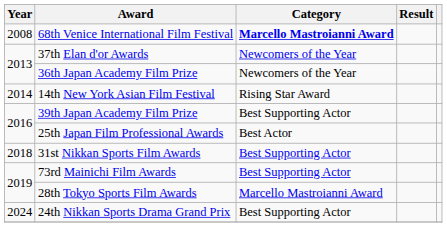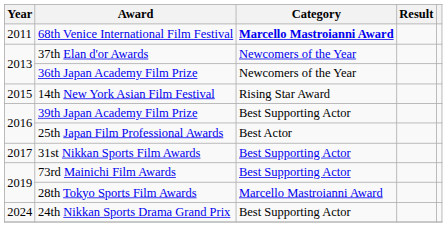(20, 34) 2008 -> (20, 34) 2011
(20, 93) 2014 -> (20, 93) 2015
(20, 152) 2018 -> (20, 152) 2017
